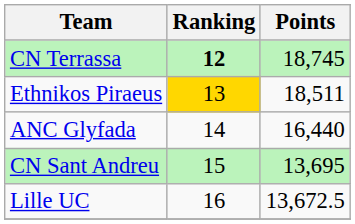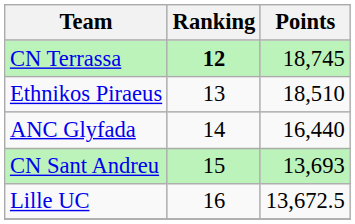(214, 93) gold background -> (214, 93) no background
(314, 93) 18,511 -> (314, 93) 18,510
(314, 165) 13,695 -> (314, 165) 13,693
